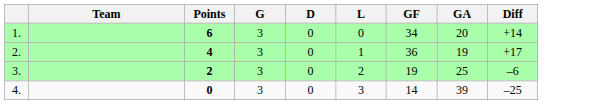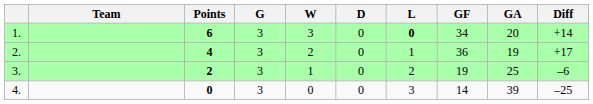+ column: (311, 14)
(361, 33) normal -> (412, 33) bold
